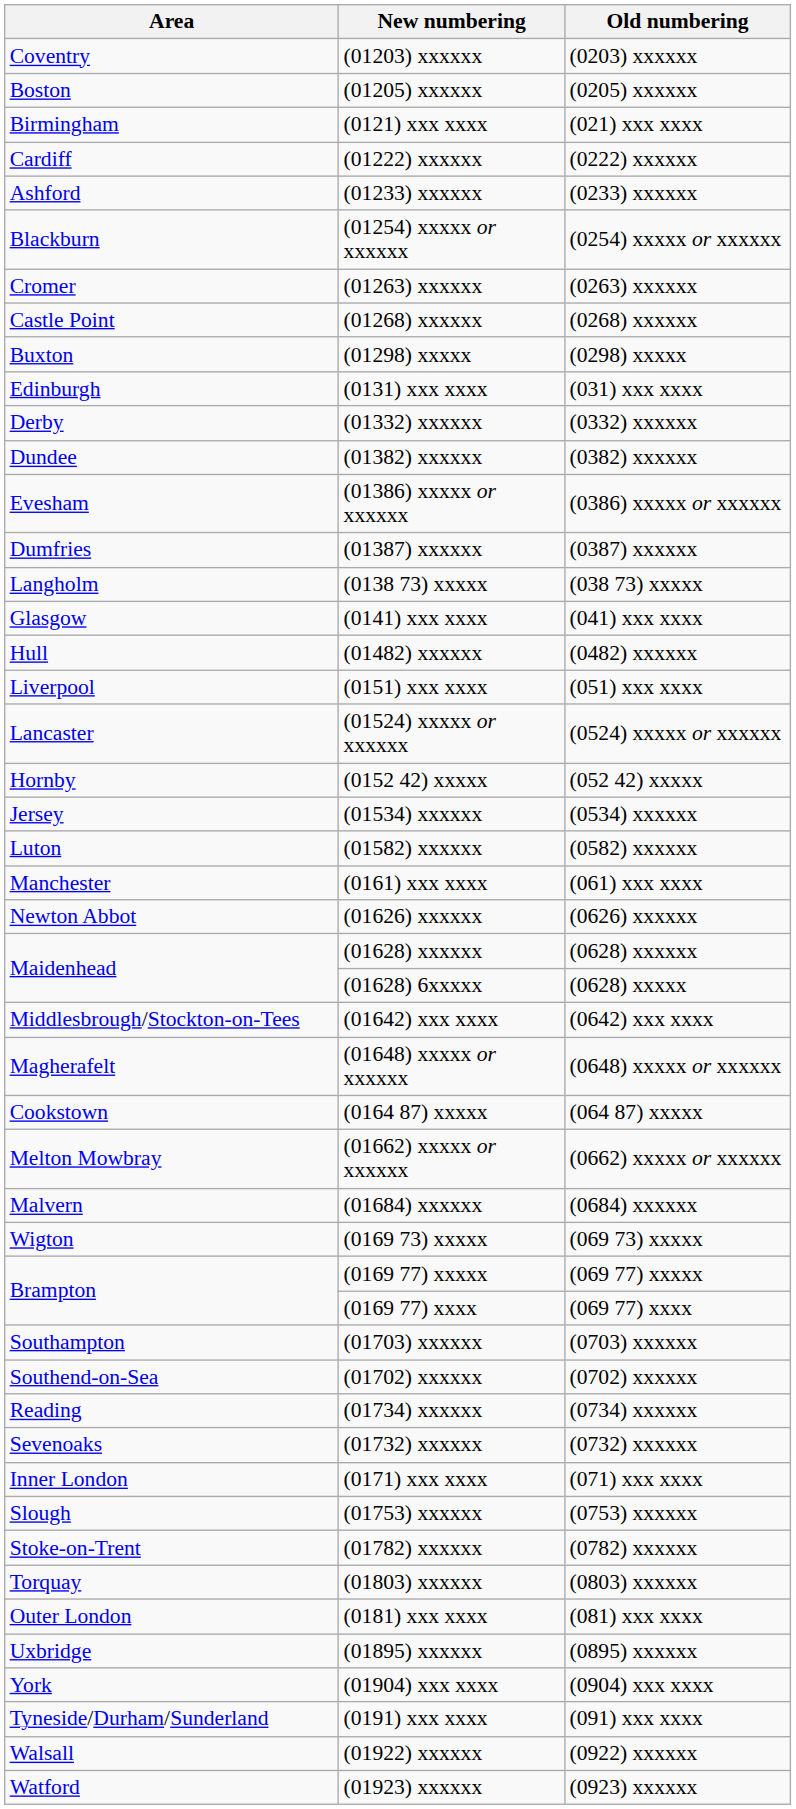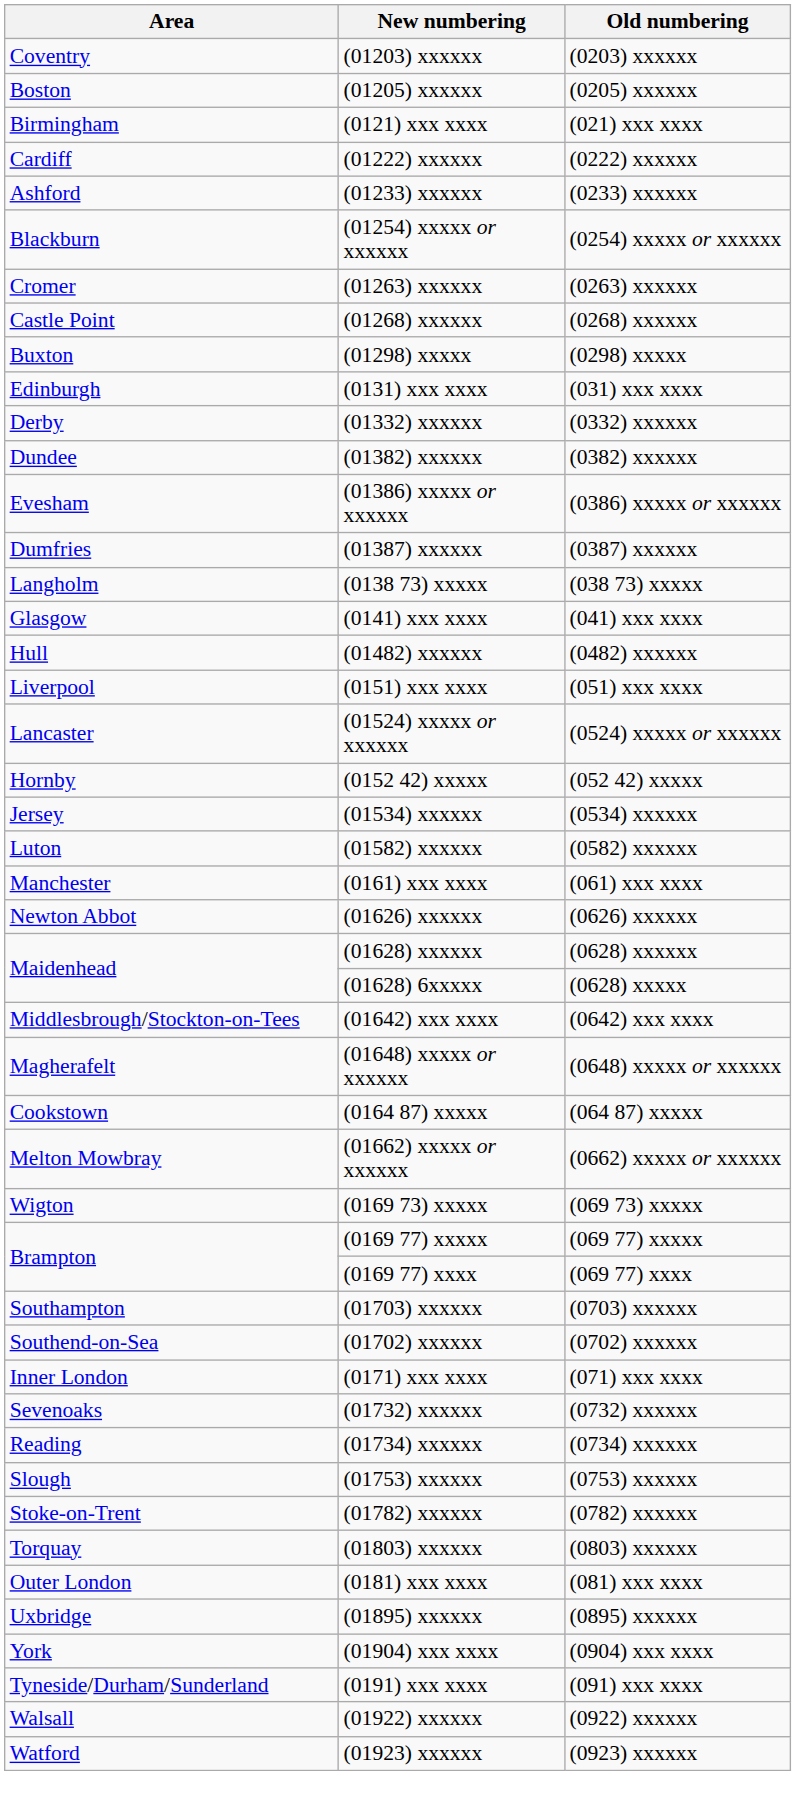- row: (413, 1205)
rows swapped: (416, 1479) <-> (413, 1410)
